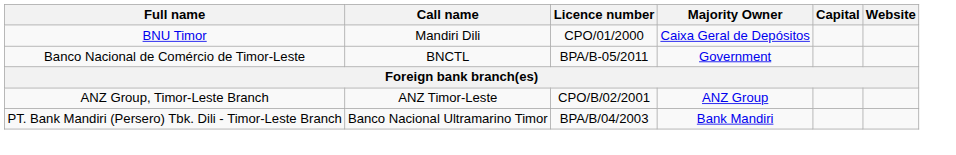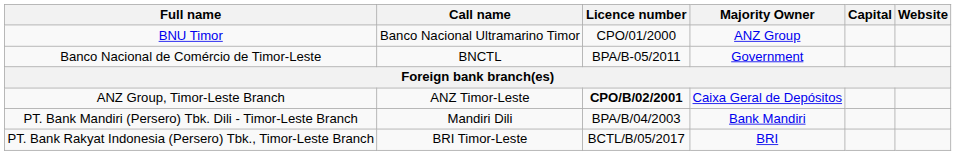(448, 35) Mandiri Dili -> (480, 35) Banco Nacional Ultramarino Timor
(735, 35) Caixa Geral de Depósitos -> (767, 35) ANZ Group
(604, 98) normal -> (636, 98) bold
(735, 98) ANZ Group -> (767, 98) Caixa Geral de Depósitos
(448, 118) Banco Nacional Ultramarino Timor -> (480, 118) Mandiri Dili
+ row: (191, 139)
